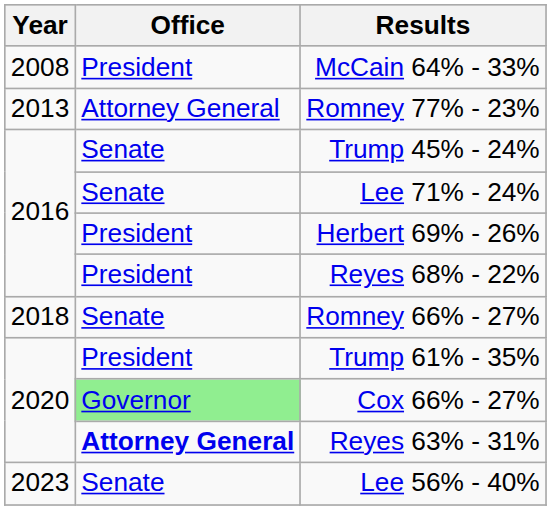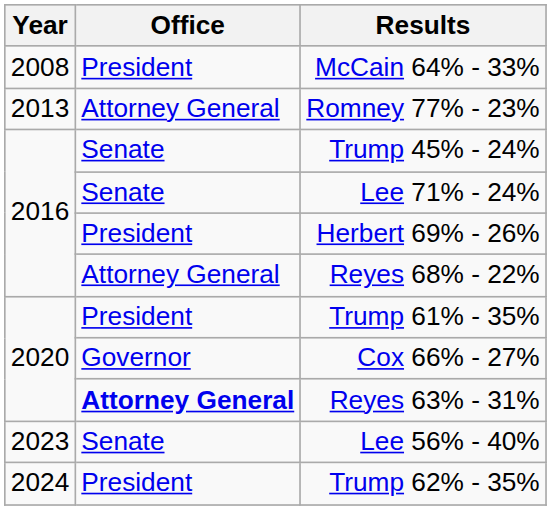(137, 274) President -> (181, 274) Attorney General
- row: (423, 316)
(136, 399) lightgreen background -> (136, 358) no background
+ row: (434, 483)
